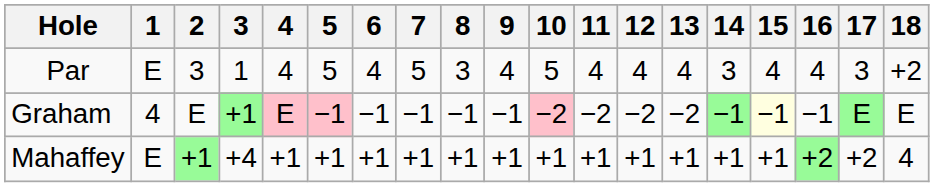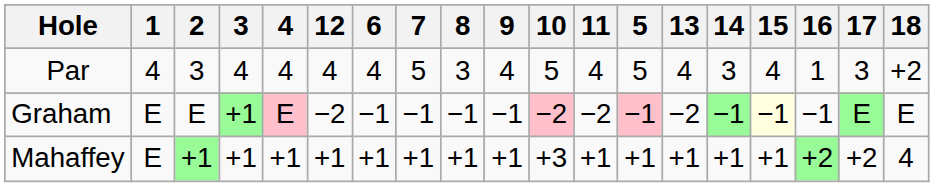columns swapped: (330, 26) <-> (640, 26)
(153, 70) E -> (153, 70) 4
(241, 70) 1 -> (241, 70) 4
(817, 70) 4 -> (817, 70) 1
(153, 114) 4 -> (153, 114) E
(241, 158) +4 -> (241, 158) +1
(551, 158) +1 -> (551, 158) +3
